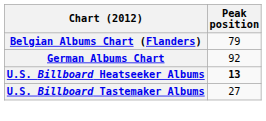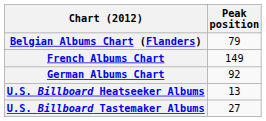+ row: (106, 58)
(234, 75) bold -> (234, 92) normal
